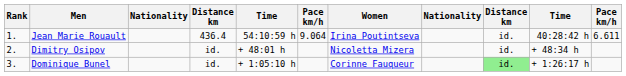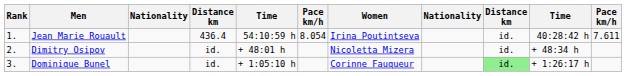(313, 36) 9.064 -> (313, 36) 8.054
(606, 36) 6.611 -> (606, 36) 7.611
